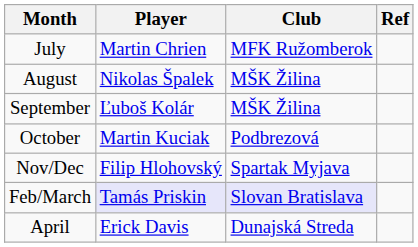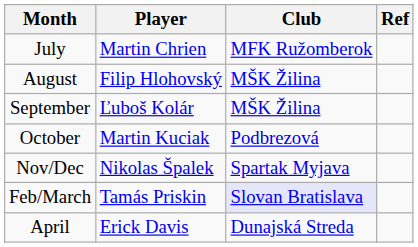(157, 78) Nikolas Špalek -> (161, 78) Filip Hlohovský
(161, 167) Filip Hlohovský -> (157, 167) Nikolas Špalek
(153, 197) lavender background -> (153, 197) no background
